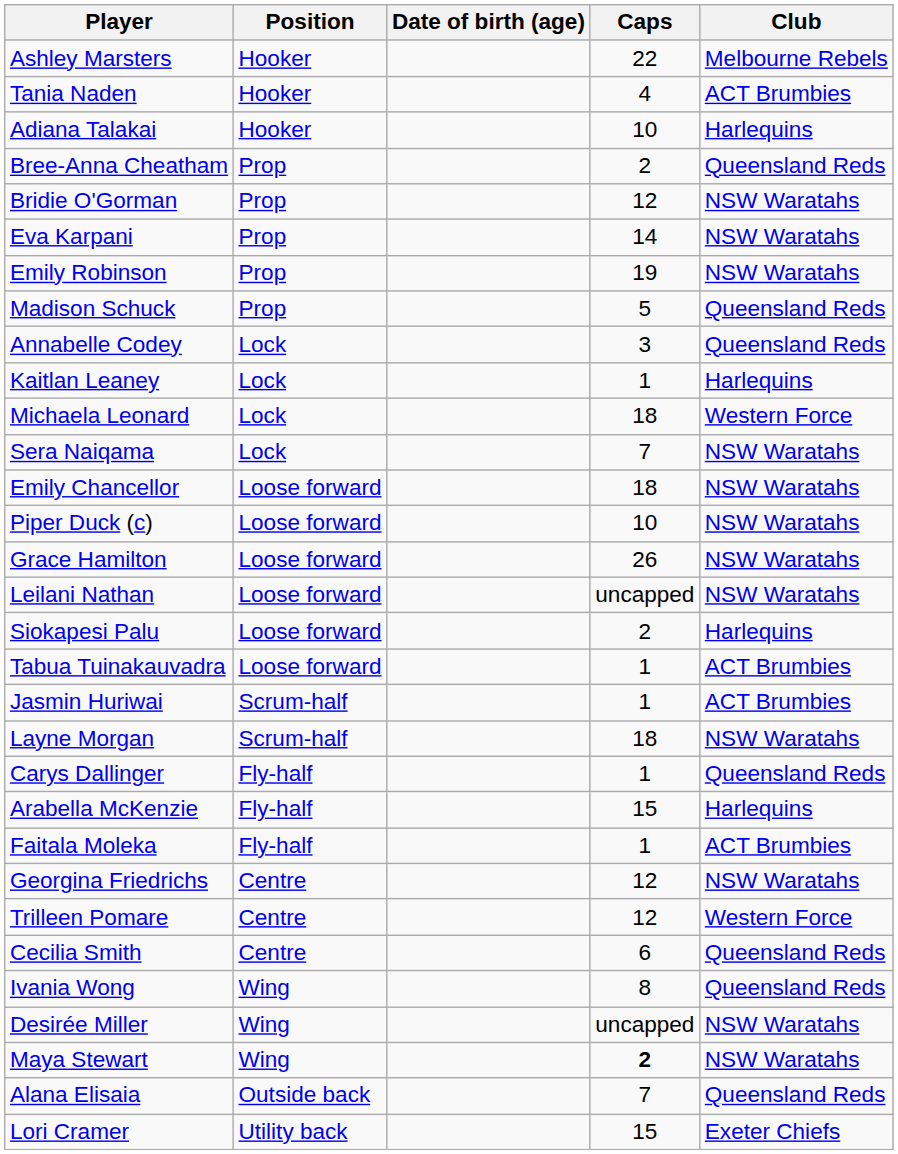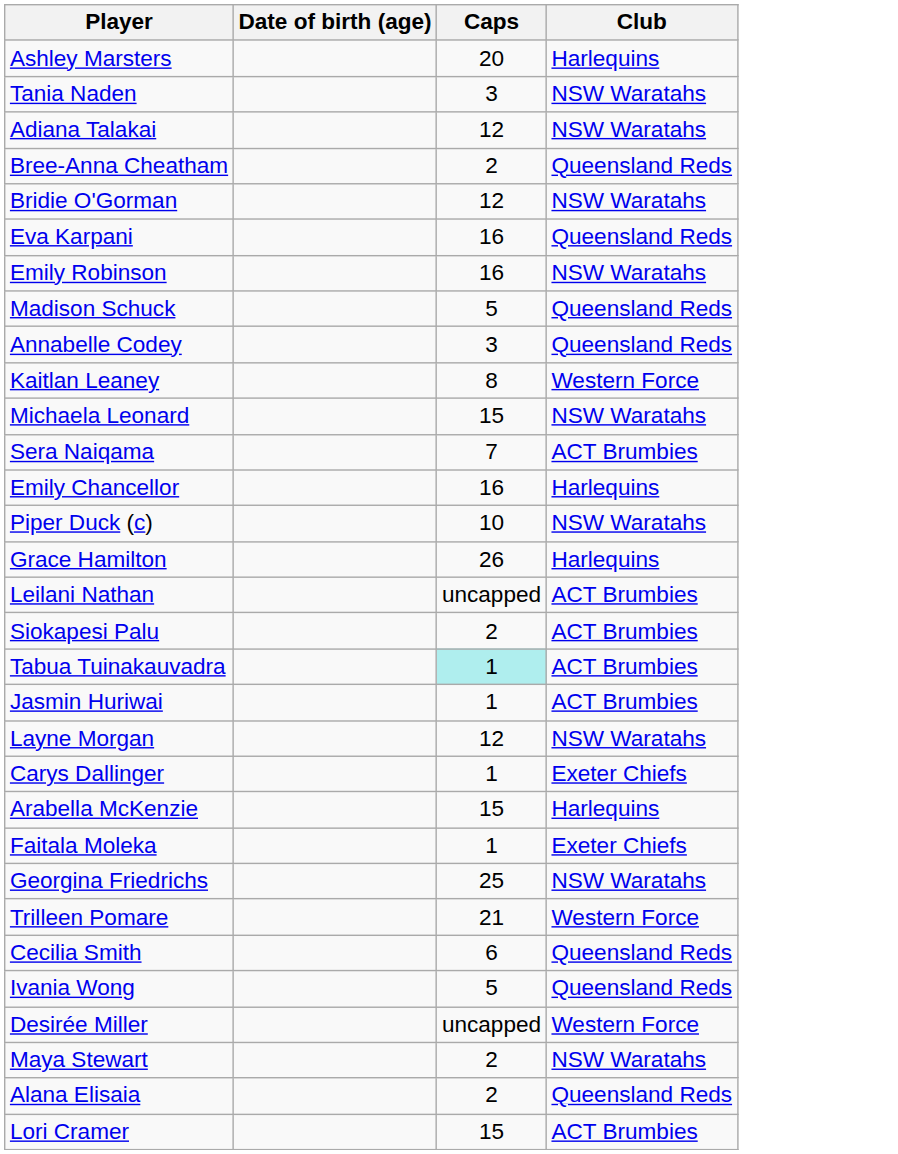- column: (310, 22)
(645, 58) 22 -> (491, 58) 20
(796, 58) Melbourne Rebels -> (605, 58) Harlequins
(645, 93) 4 -> (491, 93) 3
(778, 93) ACT Brumbies -> (629, 93) NSW Waratahs
(645, 129) 10 -> (491, 129) 12
(759, 129) Harlequins -> (629, 129) NSW Waratahs
(645, 237) 14 -> (491, 237) 16
(782, 237) NSW Waratahs -> (642, 237) Queensland Reds
(645, 272) 19 -> (491, 272) 16
(645, 380) 1 -> (491, 380) 8
(759, 380) Harlequins -> (625, 380) Western Force
(645, 415) 18 -> (491, 415) 15
(779, 415) Western Force -> (629, 415) NSW Waratahs
(782, 451) NSW Waratahs -> (625, 451) ACT Brumbies
(645, 487) 18 -> (491, 487) 16
(782, 487) NSW Waratahs -> (605, 487) Harlequins
(782, 559) NSW Waratahs -> (605, 559) Harlequins
(782, 594) NSW Waratahs -> (625, 594) ACT Brumbies
(759, 630) Harlequins -> (625, 630) ACT Brumbies
(645, 666) no background -> (491, 666) paleturquoise background
(645, 737) 18 -> (491, 737) 12
(795, 773) Queensland Reds -> (619, 773) Exeter Chiefs
(778, 845) ACT Brumbies -> (619, 845) Exeter Chiefs
(645, 881) 12 -> (491, 881) 25
(645, 916) 12 -> (491, 916) 21
(645, 988) 8 -> (491, 988) 5
(782, 1024) NSW Waratahs -> (625, 1024) Western Force
(645, 1059) bold -> (491, 1059) normal
(645, 1095) 7 -> (491, 1095) 2
(773, 1131) Exeter Chiefs -> (625, 1131) ACT Brumbies
